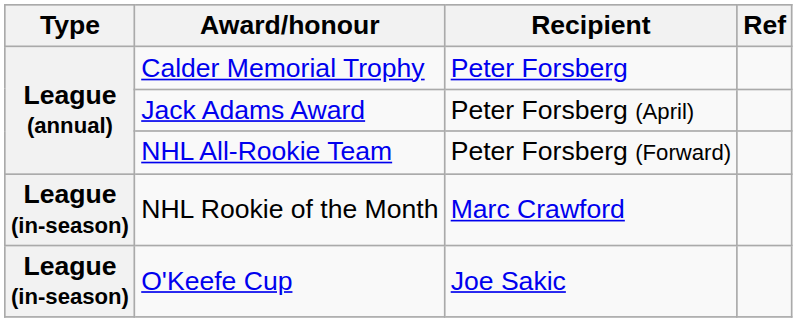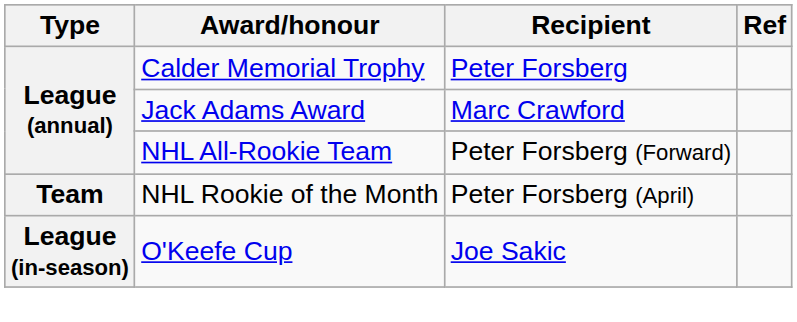(572, 109) Peter Forsberg (April) -> (538, 109) Marc Crawford
(70, 208) League (in-season) -> (70, 194) Team
(538, 208) Marc Crawford -> (572, 194) Peter Forsberg (April)
